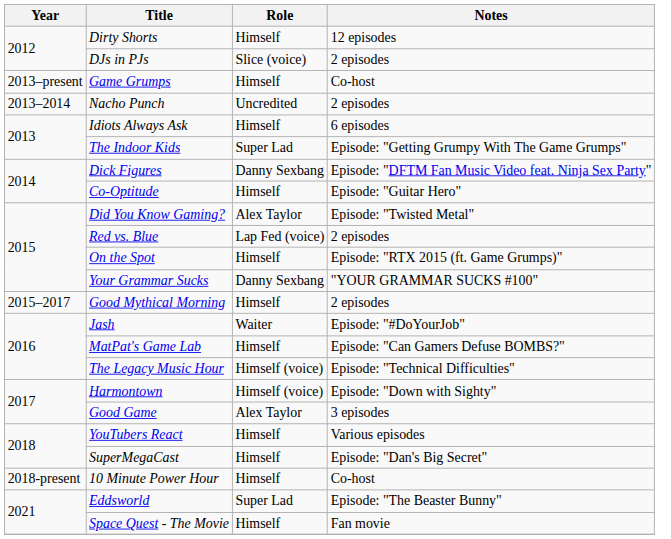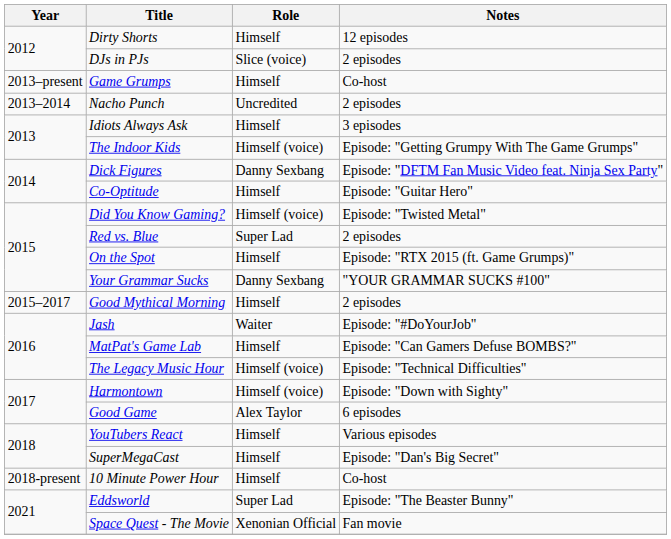(360, 125) 6 episodes -> (372, 125) 3 episodes
(264, 147) Super Lad -> (279, 147) Himself (voice)
(269, 214) Alex Taylor -> (279, 214) Himself (voice)
(280, 236) Lap Fed (voice) -> (264, 236) Super Lad
(360, 412) 3 episodes -> (372, 412) 6 episodes
(258, 523) Himself -> (286, 523) Xenonian Official
